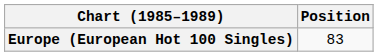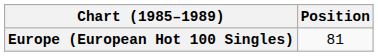(335, 40) 83 -> (335, 40) 81
